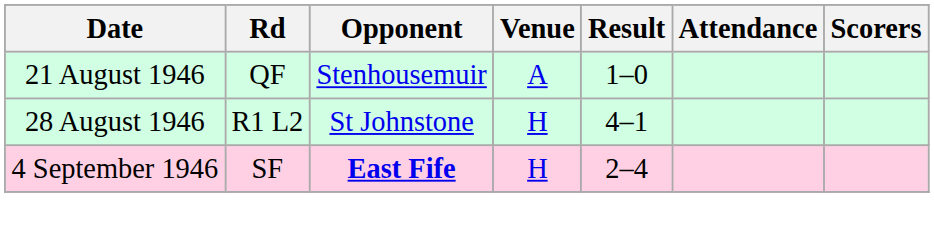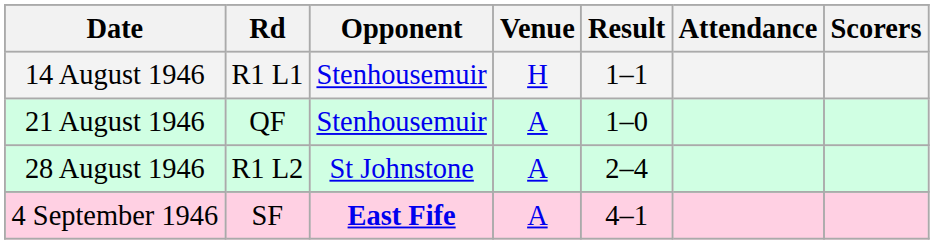+ row: (115, 74)
(537, 121) H -> (537, 168) A
(627, 121) 4–1 -> (627, 168) 2–4
(537, 168) H -> (537, 215) A
(627, 168) 2–4 -> (627, 215) 4–1
